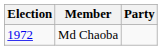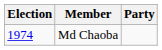(20, 34) 1972 -> (20, 34) 1974
